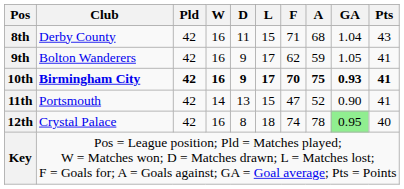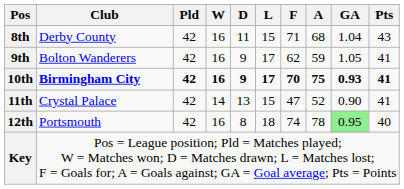(70, 100) Portsmouth -> (78, 100) Crystal Palace
(78, 121) Crystal Palace -> (70, 121) Portsmouth
